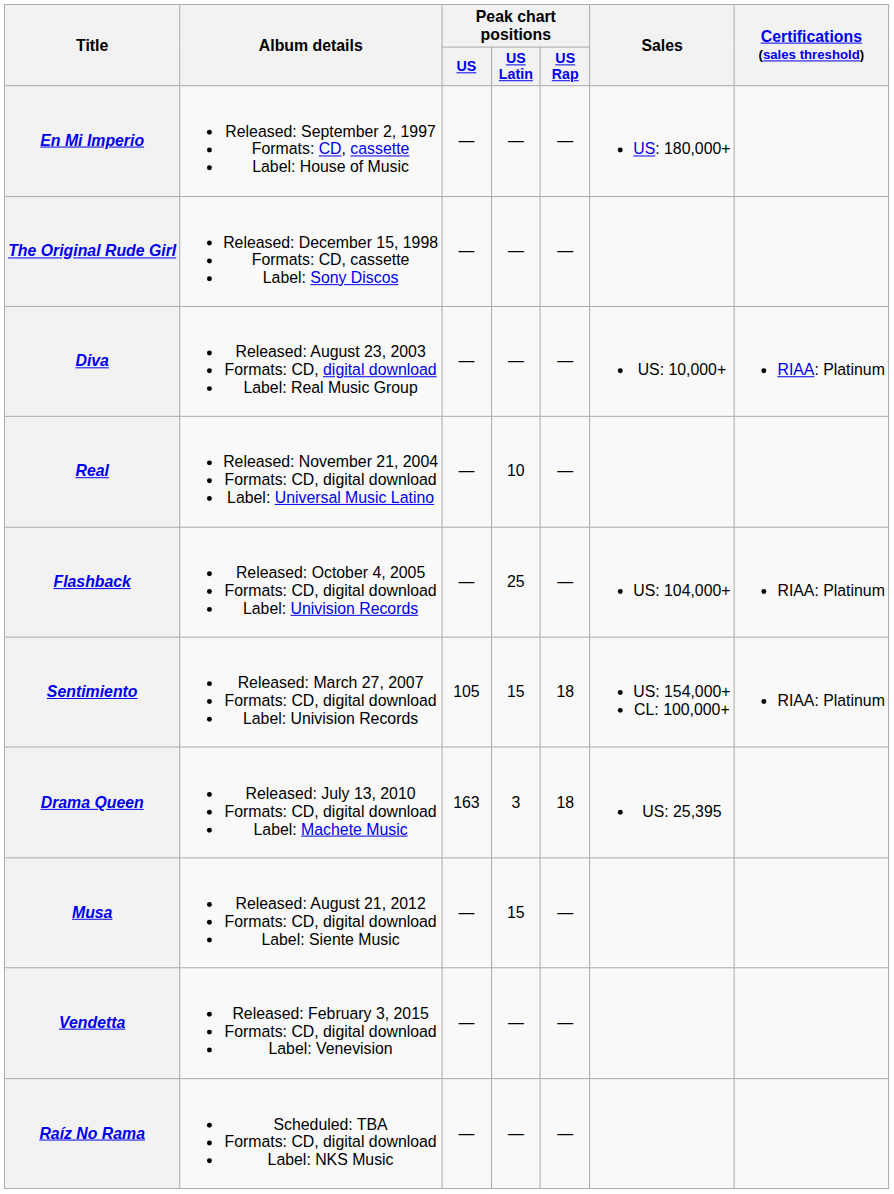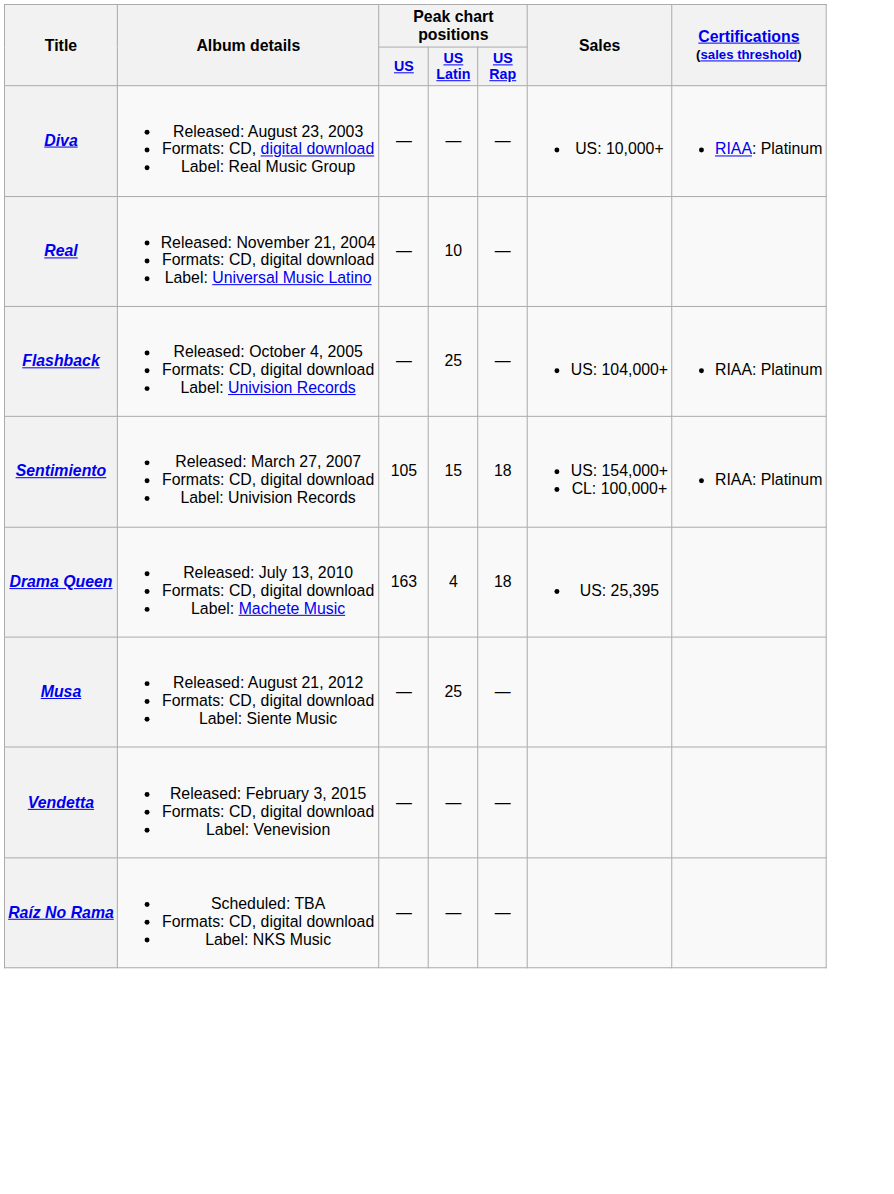- row: (92, 140)
- row: (92, 251)
(516, 802) 3 -> (453, 581) 4
(516, 912) 15 -> (453, 692) 25
